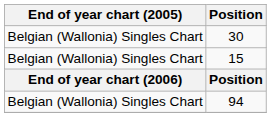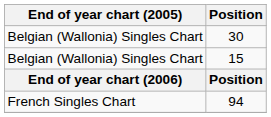(105, 101) Belgian (Wallonia) Singles Chart -> (71, 101) French Singles Chart
